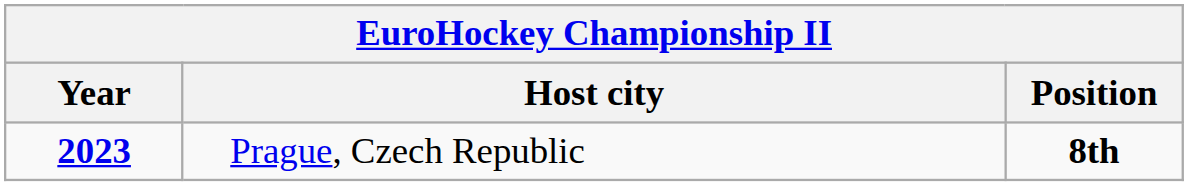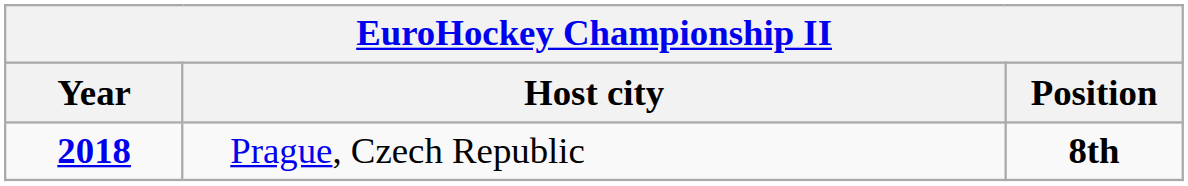(94, 150) 2023 -> (94, 150) 2018
